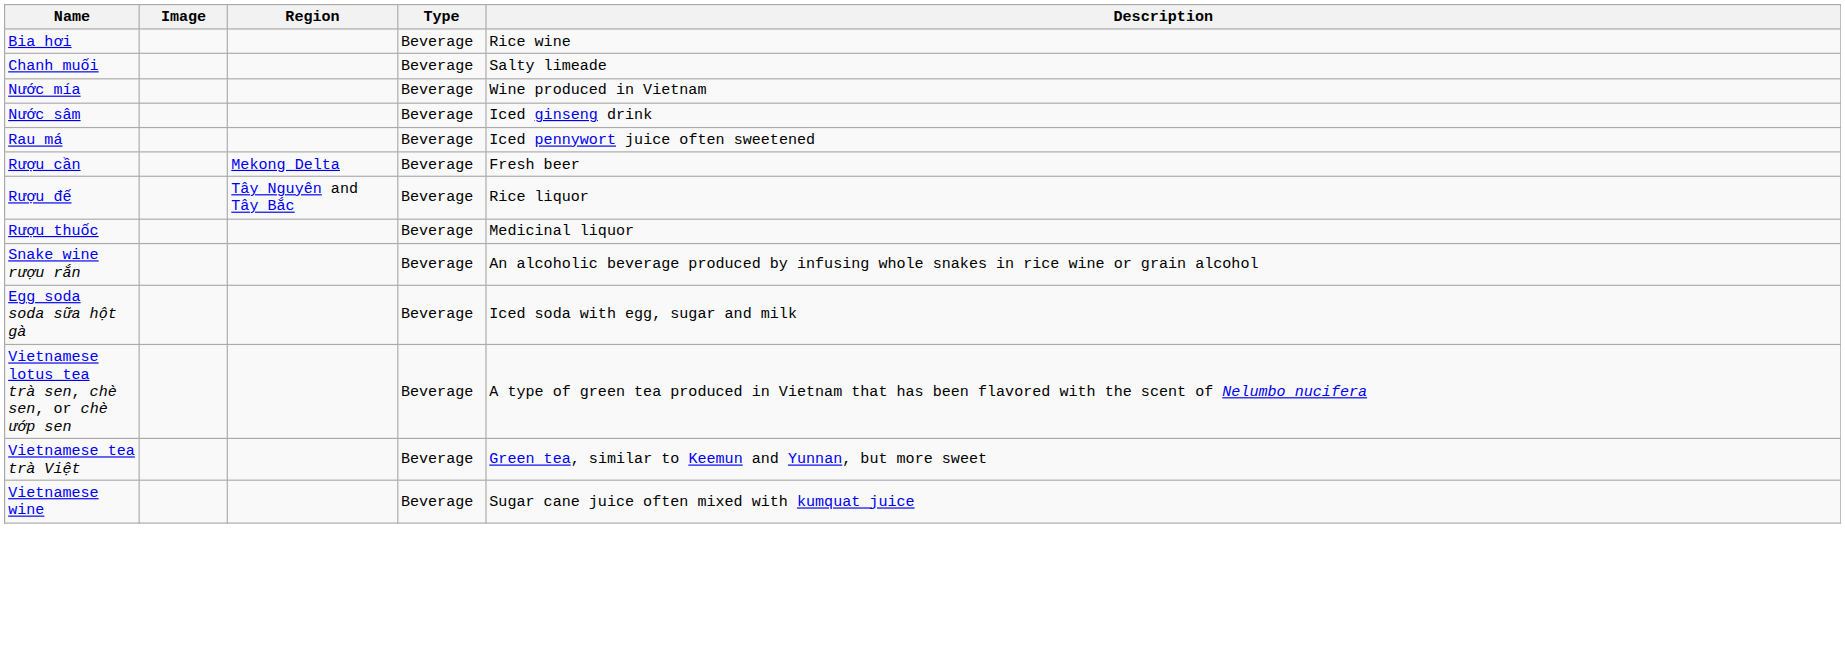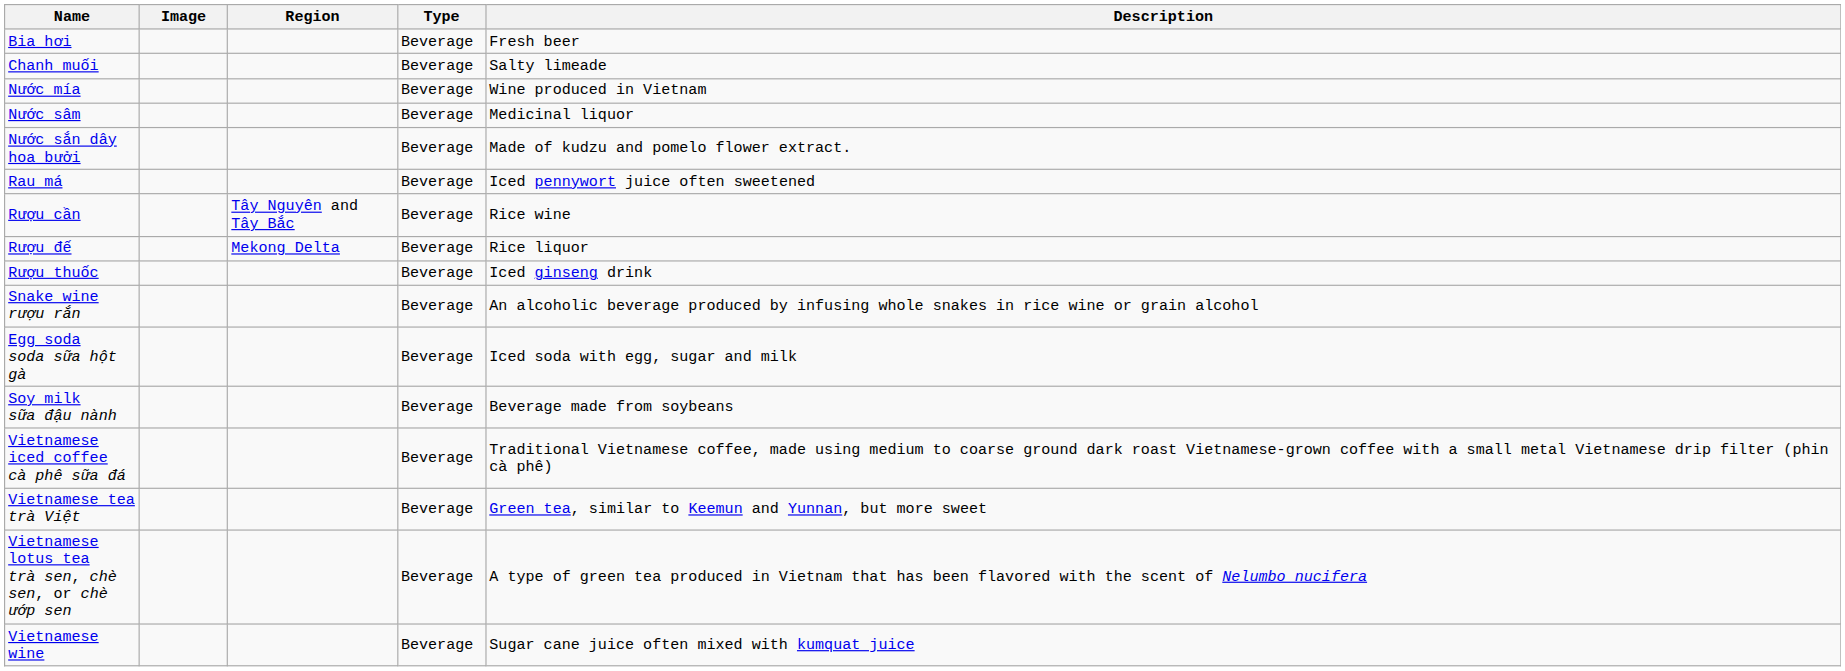(530, 41) Rice wine -> (535, 41) Fresh beer
(571, 115) Iced ginseng drink -> (562, 115) Medicinal liquor
+ row: (62, 148)
(286, 164) Mekong Delta -> (295, 215) Tây Nguyên and Tây Bắc
(535, 164) Fresh beer -> (530, 215) Rice wine
(295, 198) Tây Nguyên and Tây Bắc -> (286, 248) Mekong Delta
(562, 231) Medicinal liquor -> (571, 273) Iced ginseng drink
+ row: (62, 407)
+ row: (67, 458)
rows swapped: (62, 392) <-> (72, 460)
